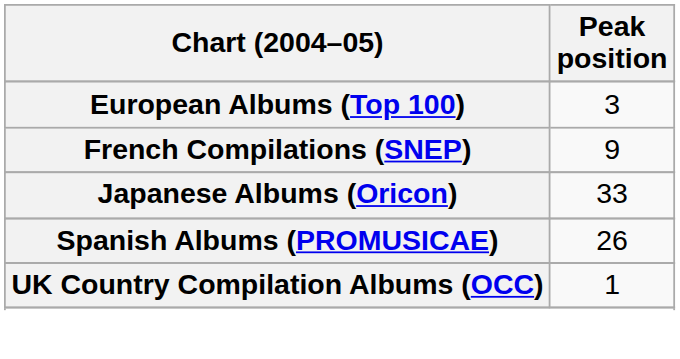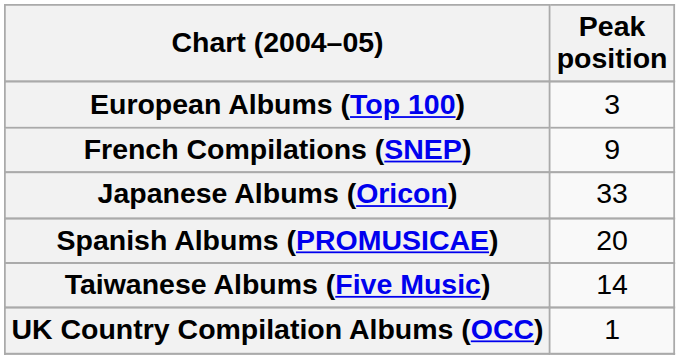(612, 239) 26 -> (612, 239) 20
+ row: (278, 284)
